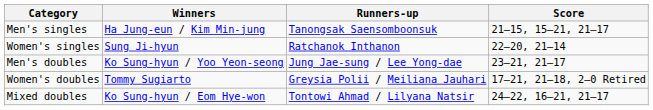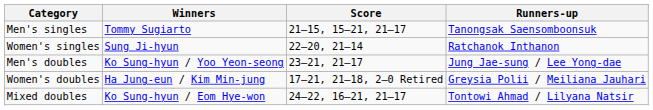columns swapped: (388, 13) <-> (569, 13)
(185, 30) Ha Jung-eun / Kim Min-jung -> (148, 30) Tommy Sugiarto
(148, 80) Tommy Sugiarto -> (185, 80) Ha Jung-eun / Kim Min-jung
